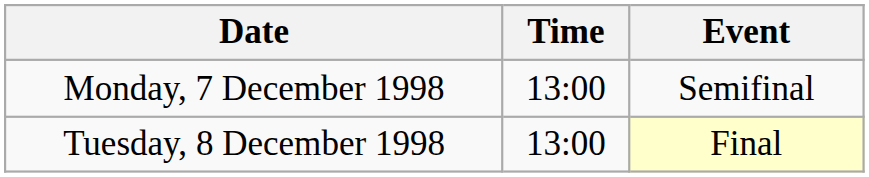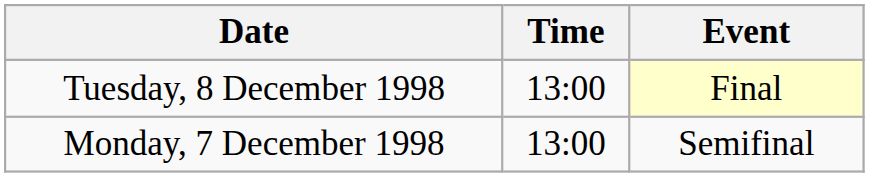rows swapped: (254, 87) <-> (254, 143)
